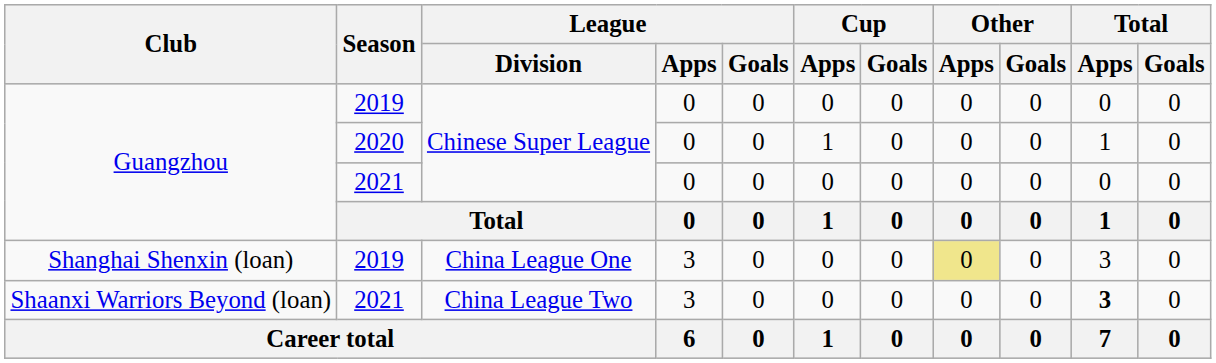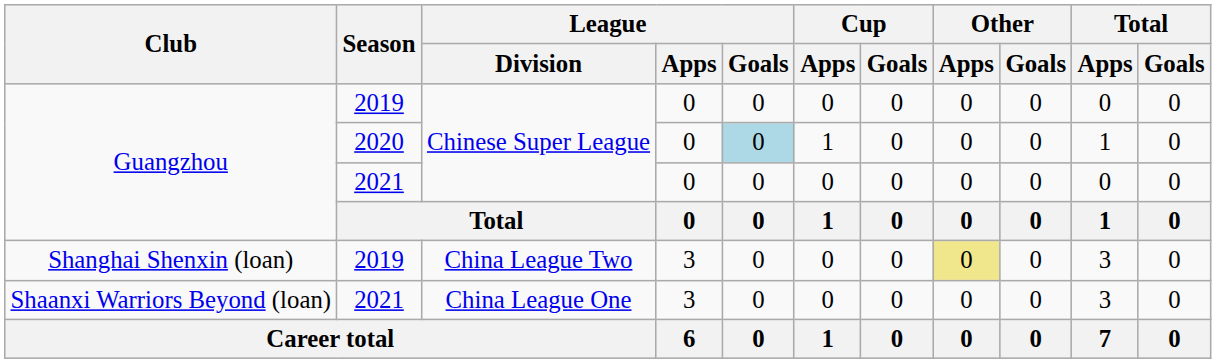(758, 142) no background -> (758, 142) lightblue background
(539, 260) China League One -> (539, 260) China League Two
(539, 299) China League Two -> (539, 299) China League One
(1105, 299) bold -> (1105, 299) normal
